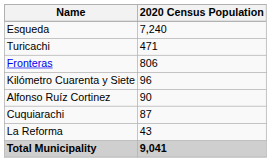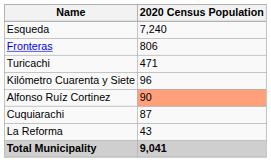rows swapped: (30, 64) <-> (28, 47)
(146, 98) no background -> (146, 98) lightsalmon background
